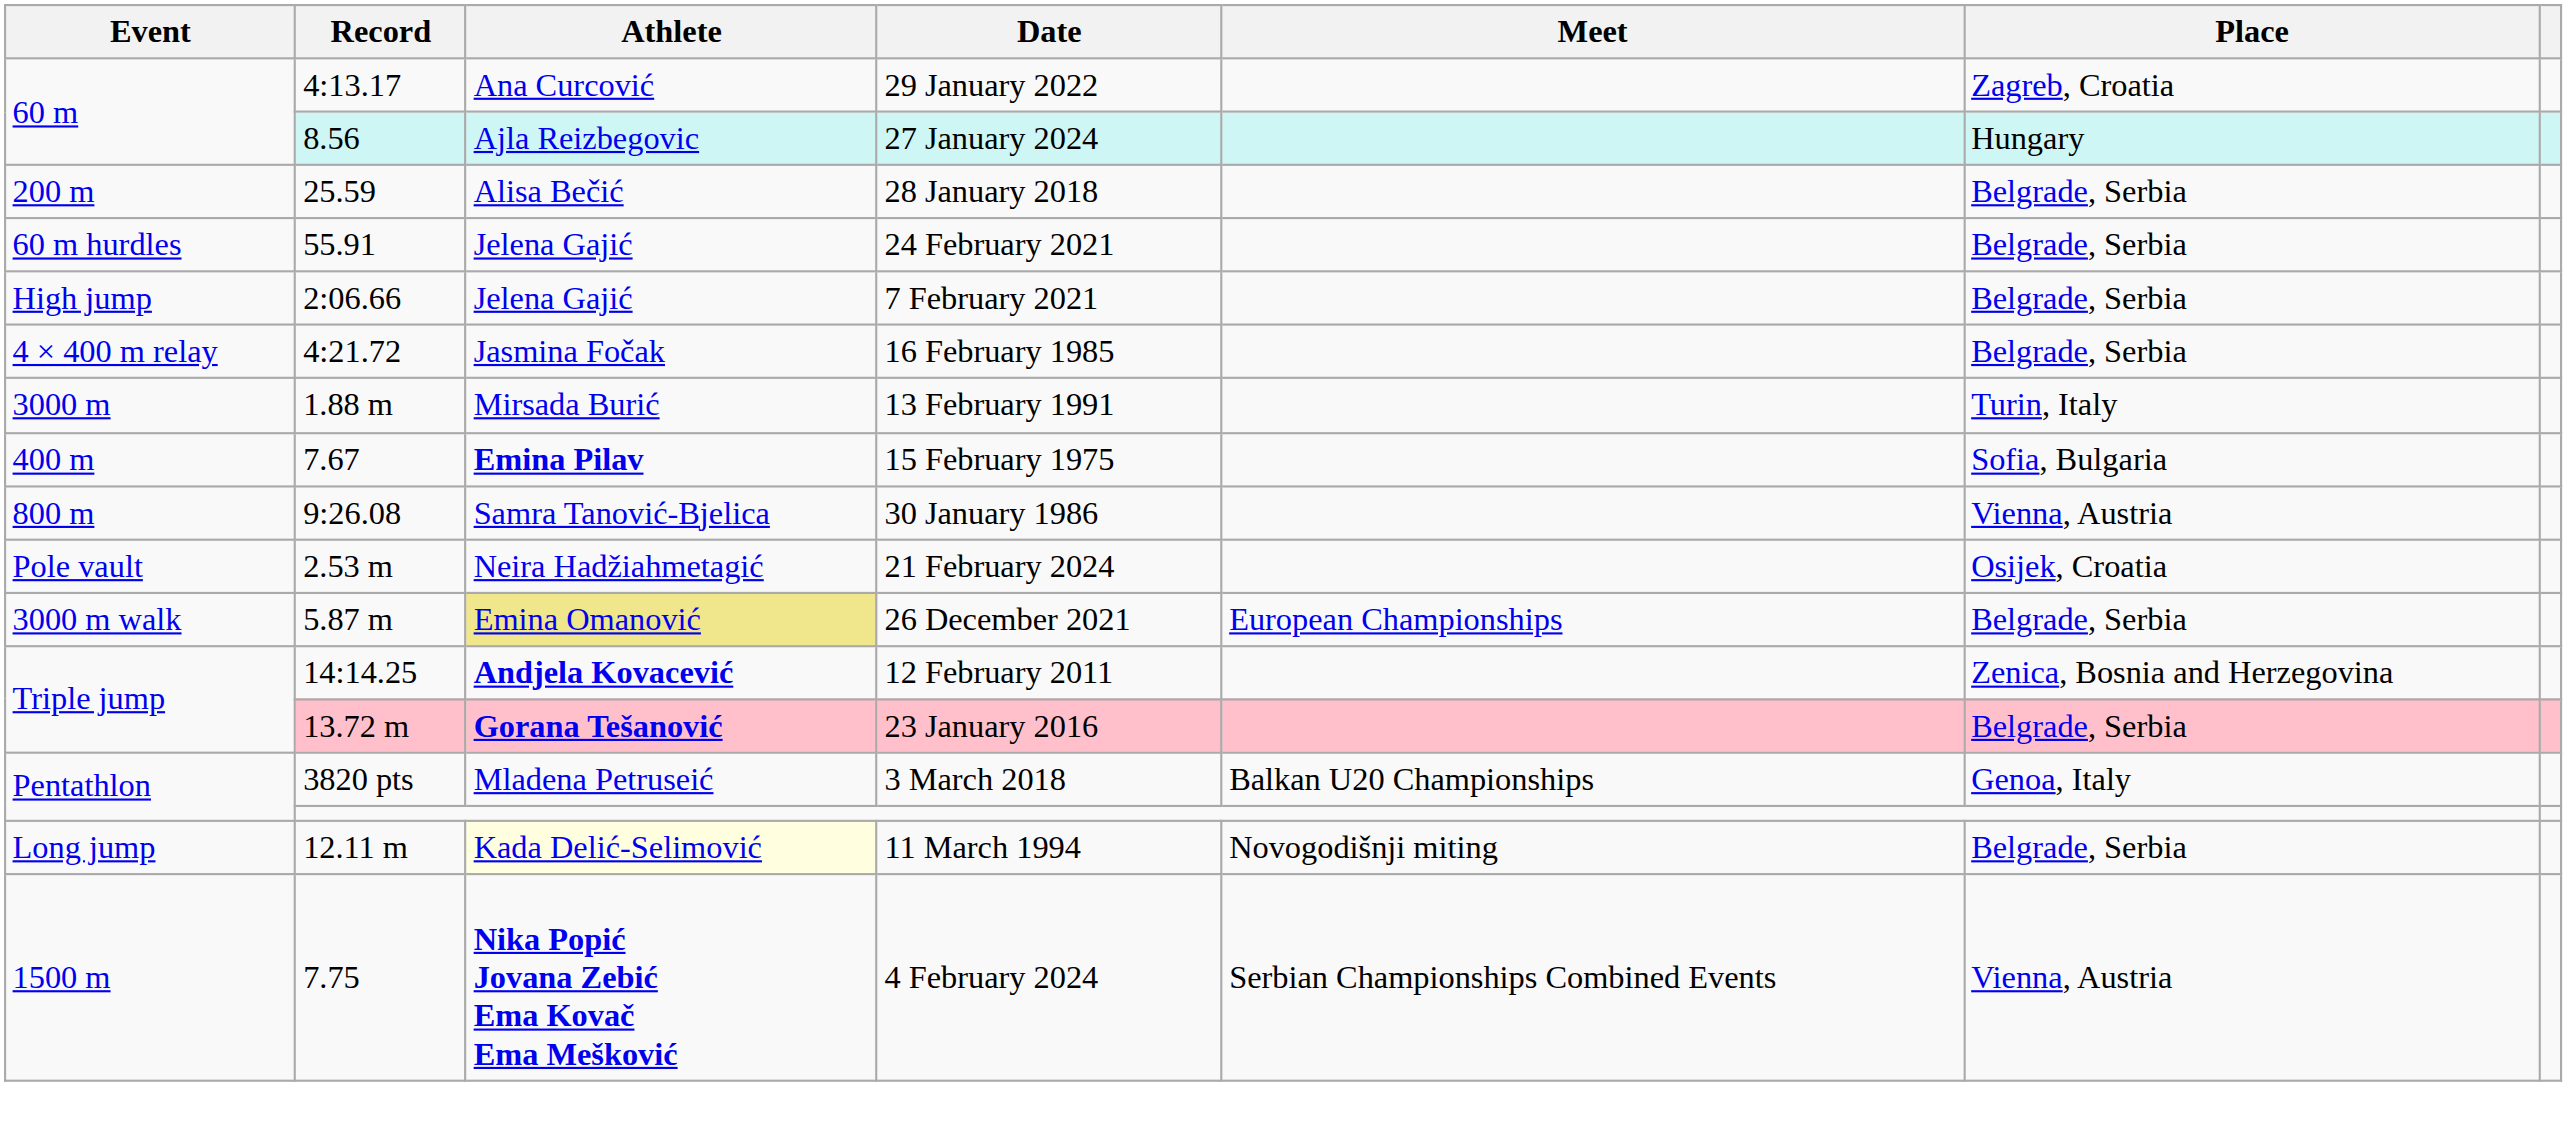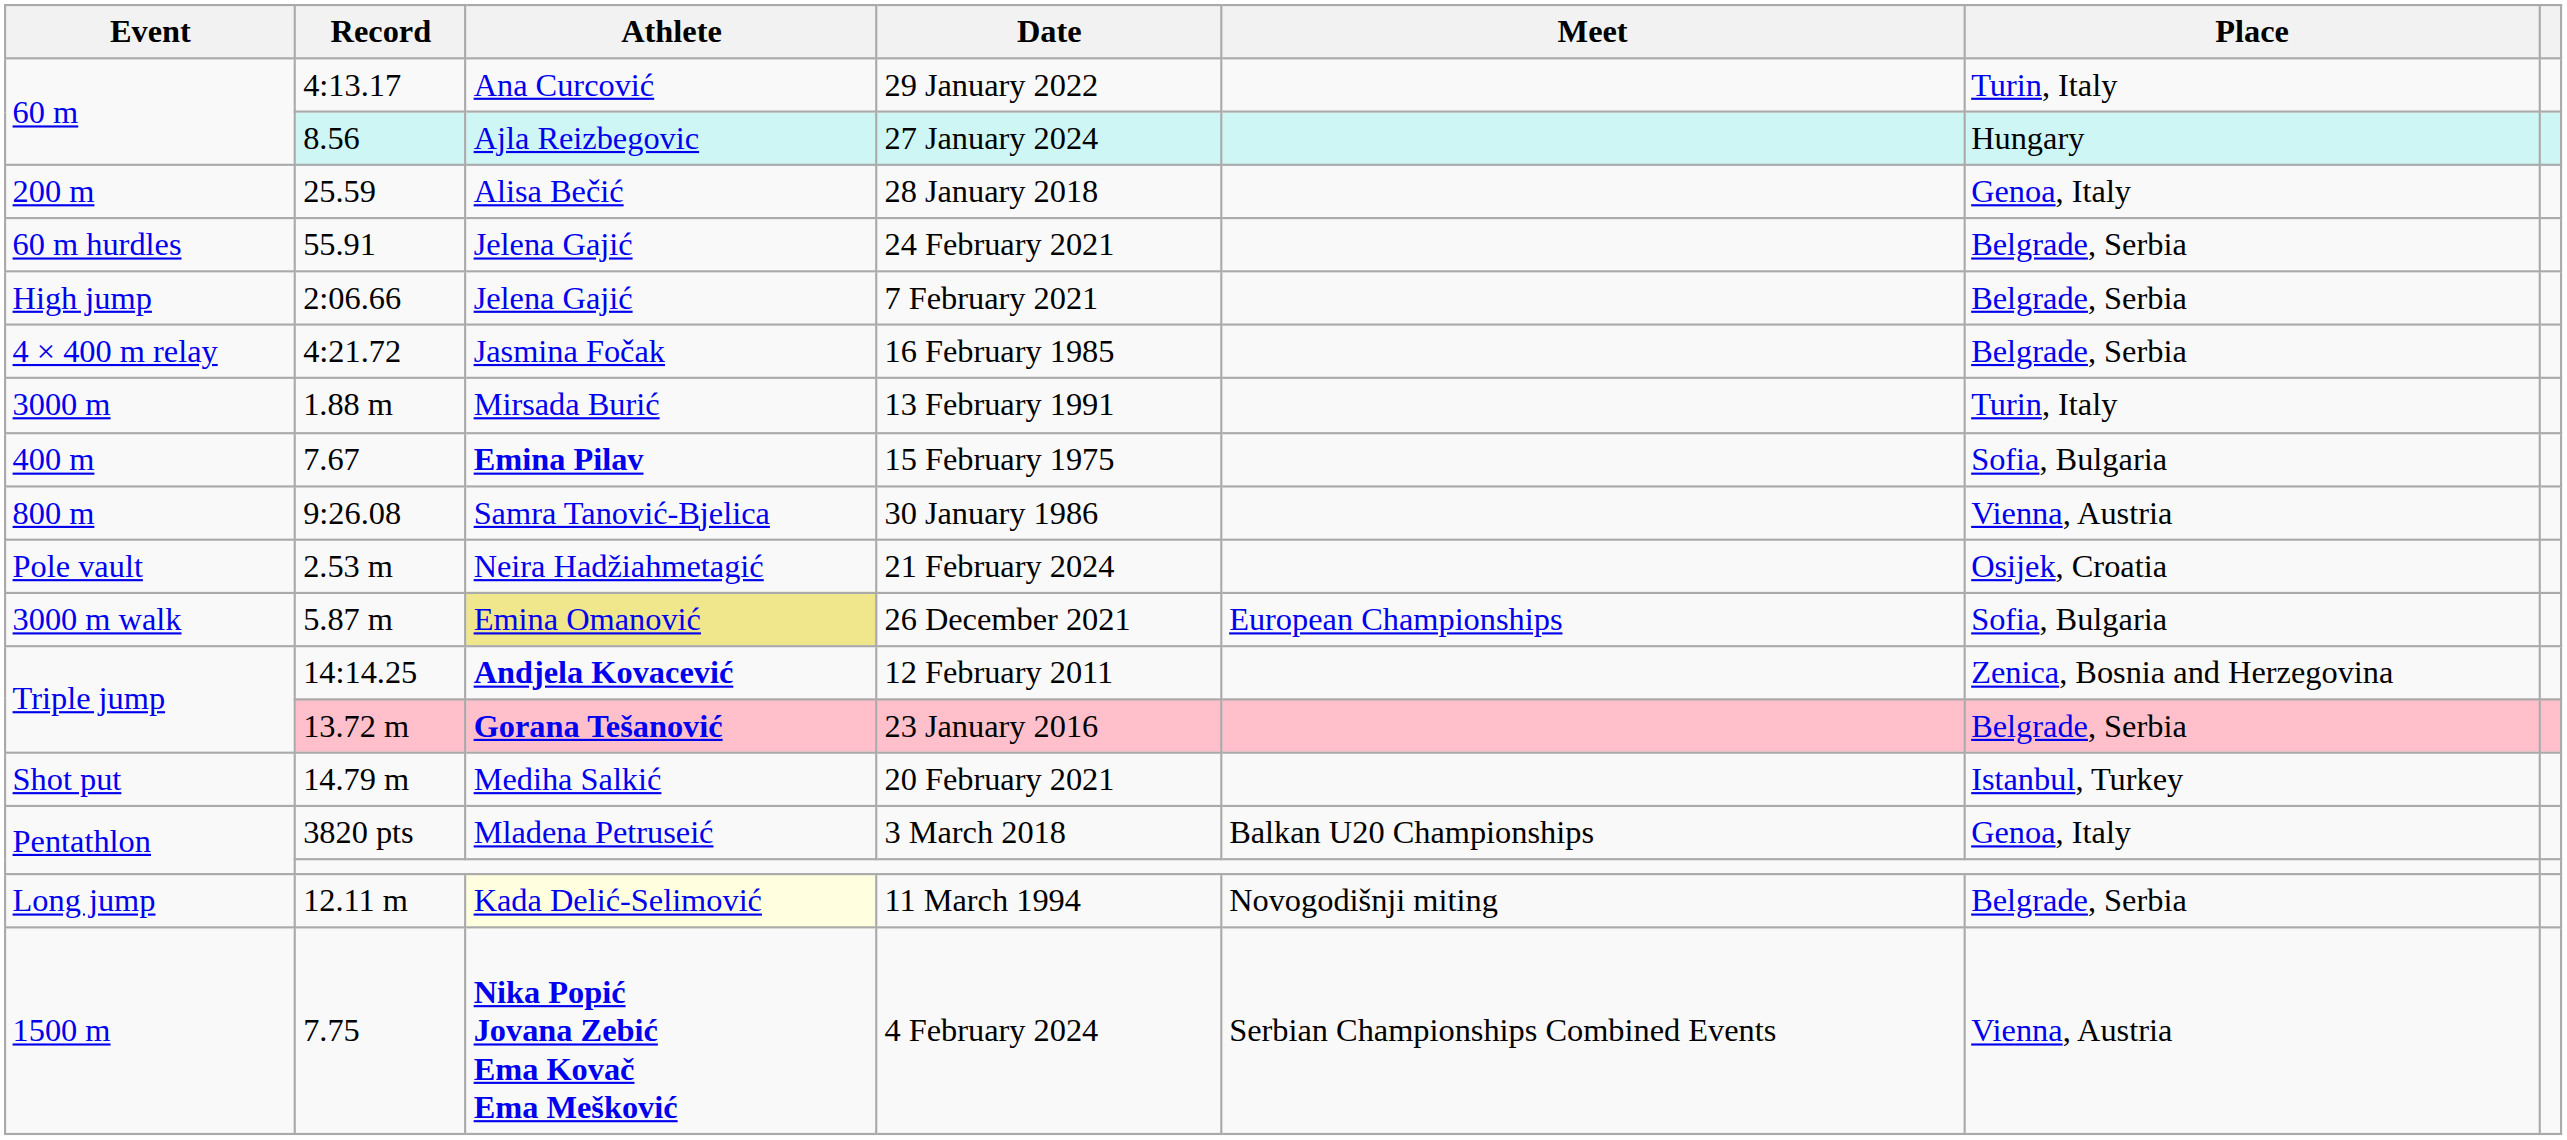(2073, 84) Zagreb, Croatia -> (2044, 84) Turin, Italy
(2079, 191) Belgrade, Serbia -> (2051, 191) Genoa, Italy
(2079, 618) Belgrade, Serbia -> (2069, 618) Sofia, Bulgaria
+ row: (999, 778)
